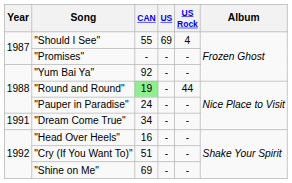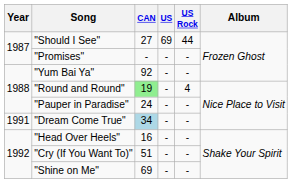(146, 40) 55 -> (146, 40) 27
(187, 40) 4 -> (187, 40) 44
(187, 89) 44 -> (187, 89) 4
(146, 121) no background -> (146, 121) lightblue background
